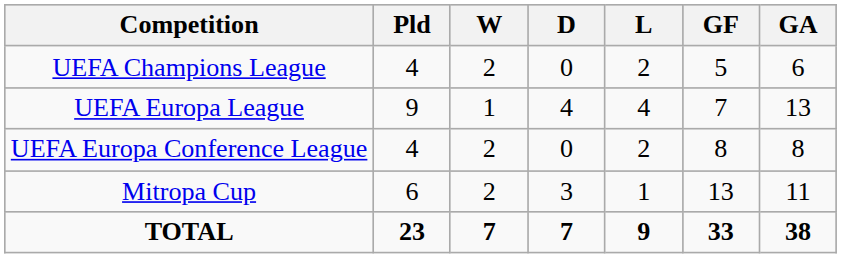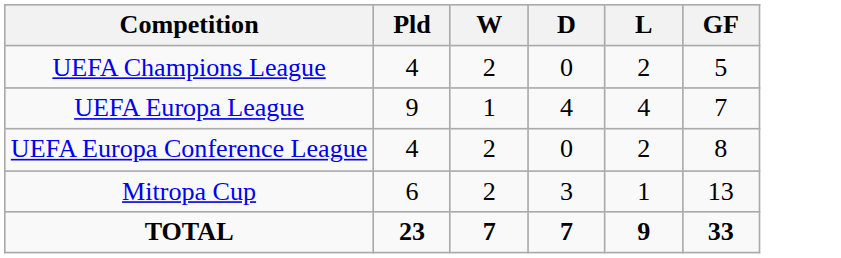- column: (798, 25)
